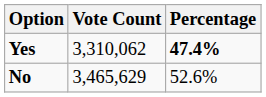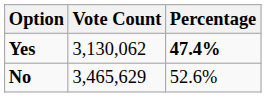(109, 48) 3,310,062 -> (109, 48) 3,130,062
